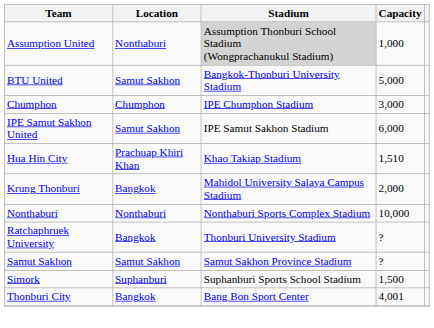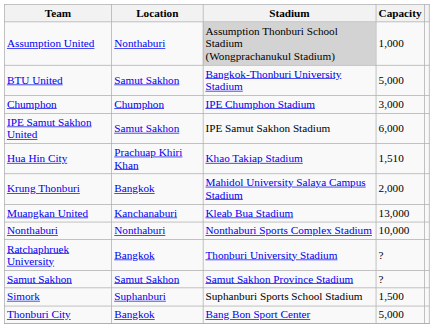+ row: (48, 213)
(391, 296) 4,001 -> (391, 314) 5,000
